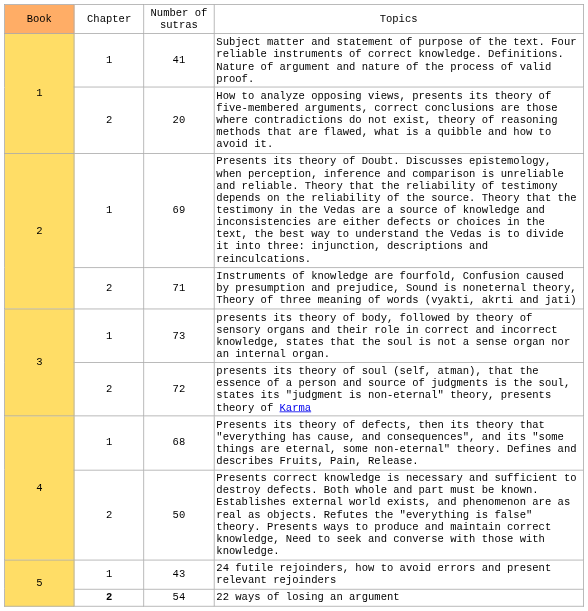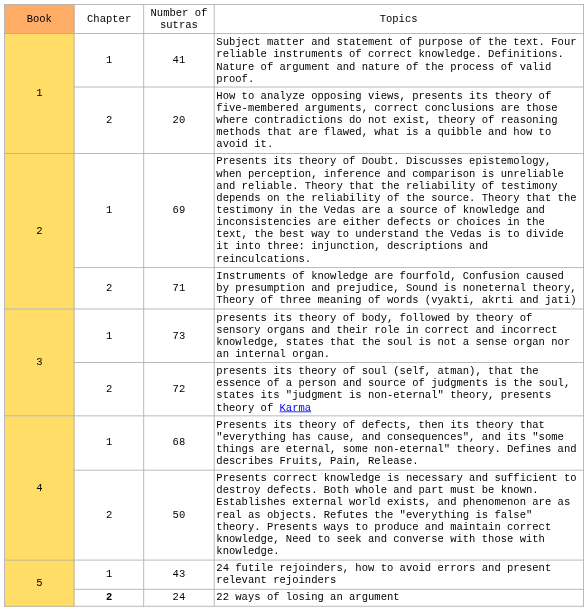(179, 598) 54 -> (179, 598) 24
